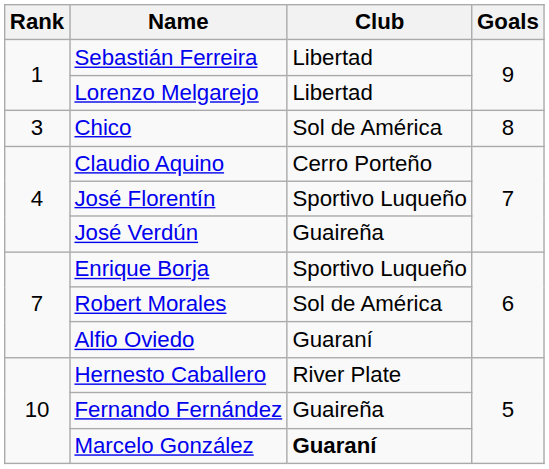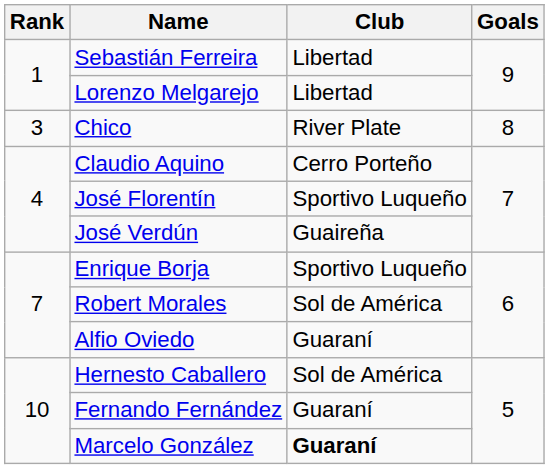(367, 127) Sol de América -> (347, 127) River Plate
(347, 374) River Plate -> (367, 374) Sol de América
(338, 410) Guaireña -> (333, 410) Guaraní
